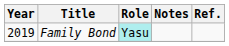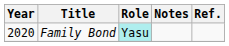(21, 32) 2019 -> (21, 32) 2020
